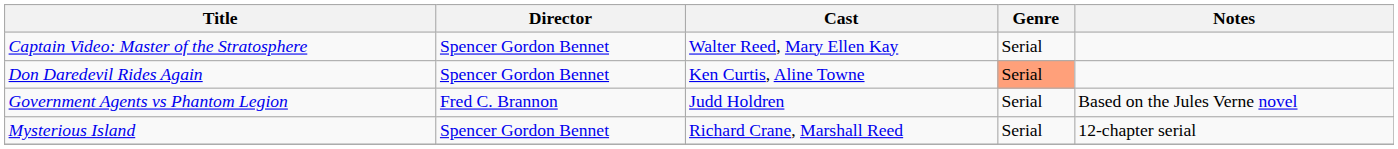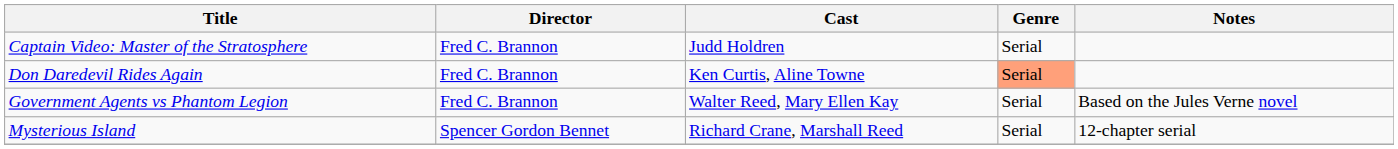(524, 46) Spencer Gordon Bennet -> (499, 46) Fred C. Brannon
(794, 46) Walter Reed, Mary Ellen Kay -> (737, 46) Judd Holdren
(524, 74) Spencer Gordon Bennet -> (499, 74) Fred C. Brannon
(737, 102) Judd Holdren -> (794, 102) Walter Reed, Mary Ellen Kay
